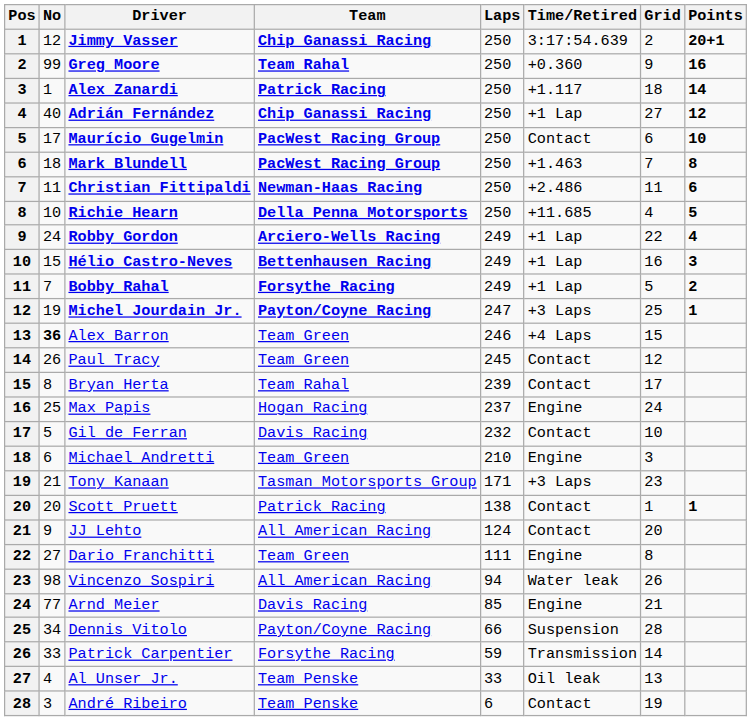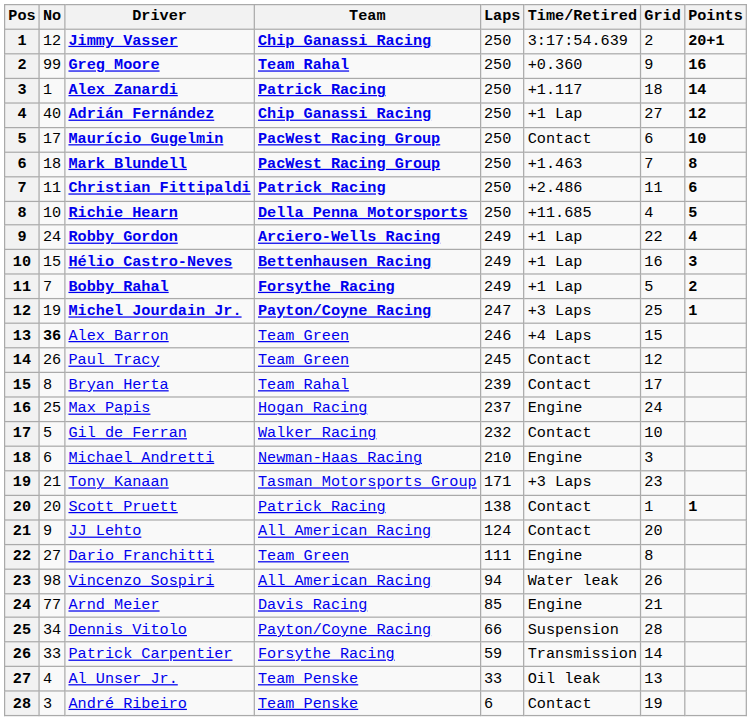(340, 189) Newman-Haas Racing -> (322, 189) Patrick Racing
(313, 434) Davis Racing -> (317, 434) Walker Racing
(304, 459) Team Green -> (340, 459) Newman-Haas Racing
